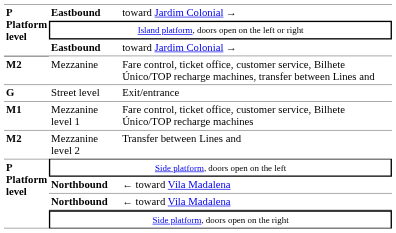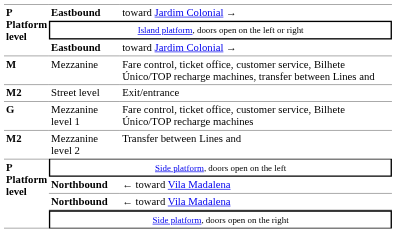(14, 65) M2 -> (11, 64) M
(10, 93) G -> (14, 93) M2
(14, 110) M1 -> (10, 110) G
